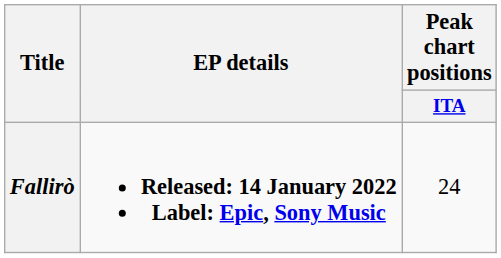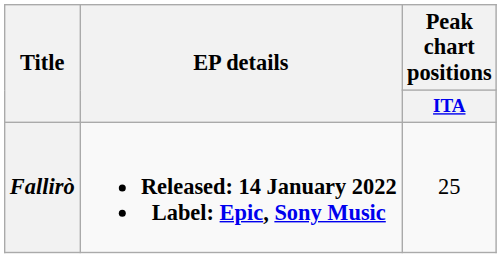(449, 187) 24 -> (449, 187) 25
